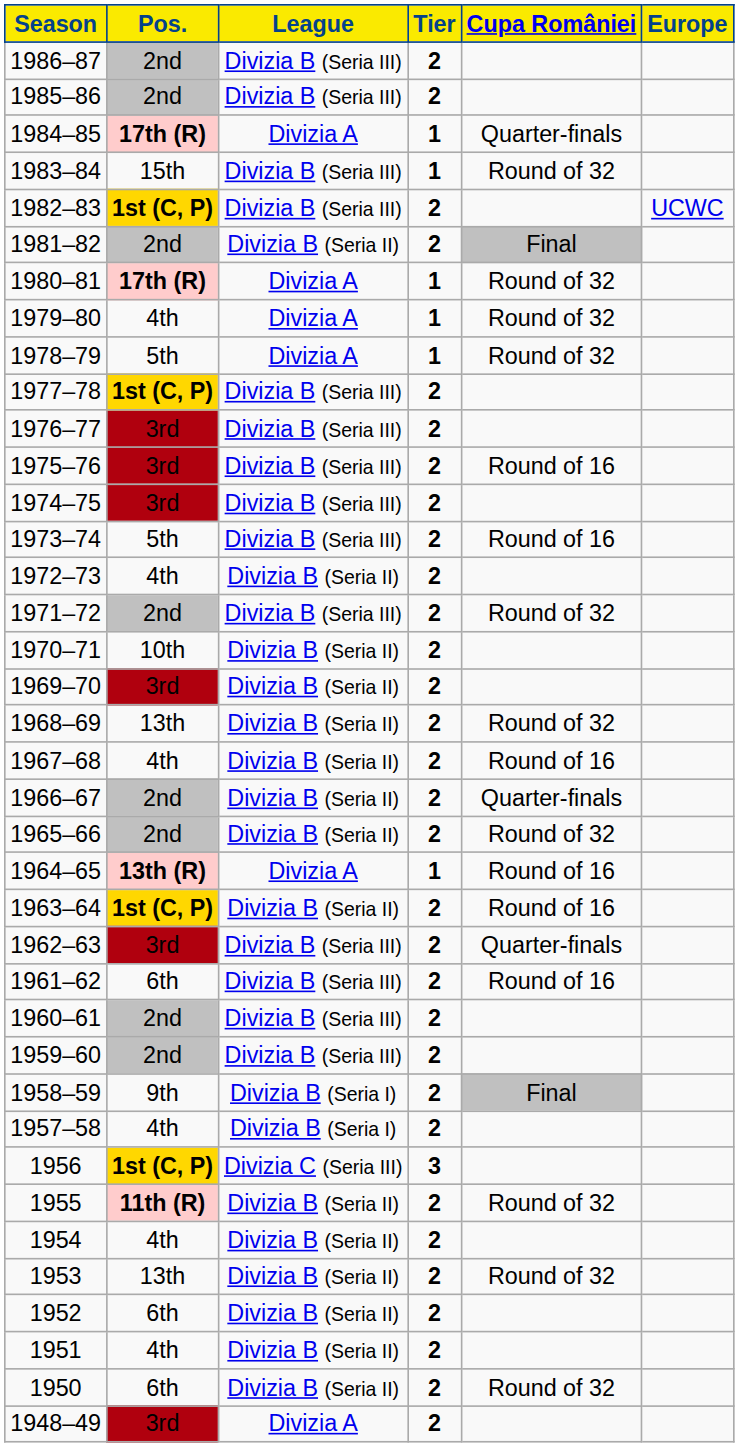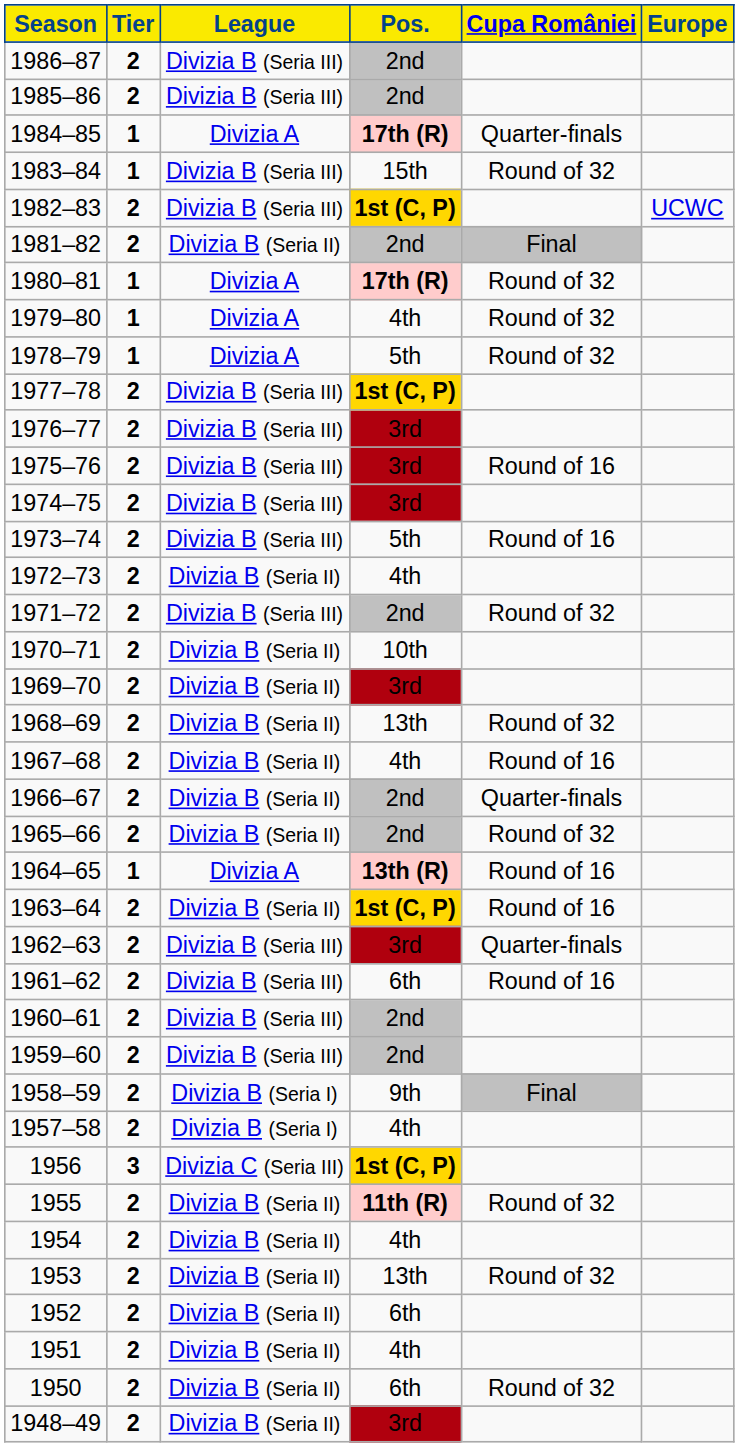columns swapped: (435, 24) <-> (163, 24)
(313, 1424) Divizia A -> (254, 1424) Divizia B (Seria II)
